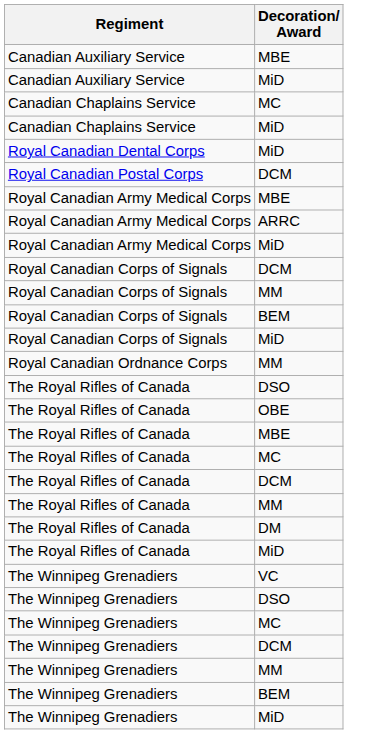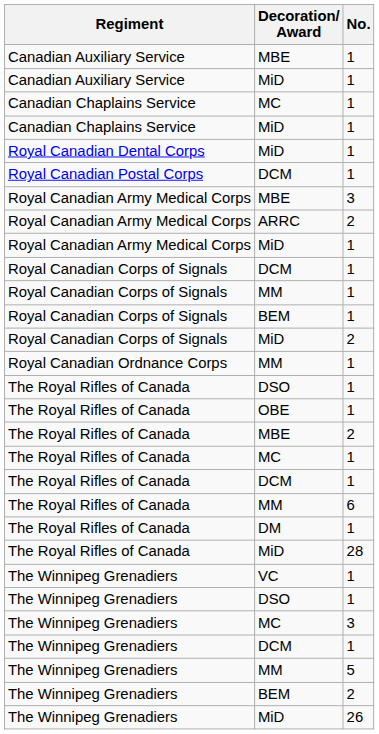+ column: (359, 24)
